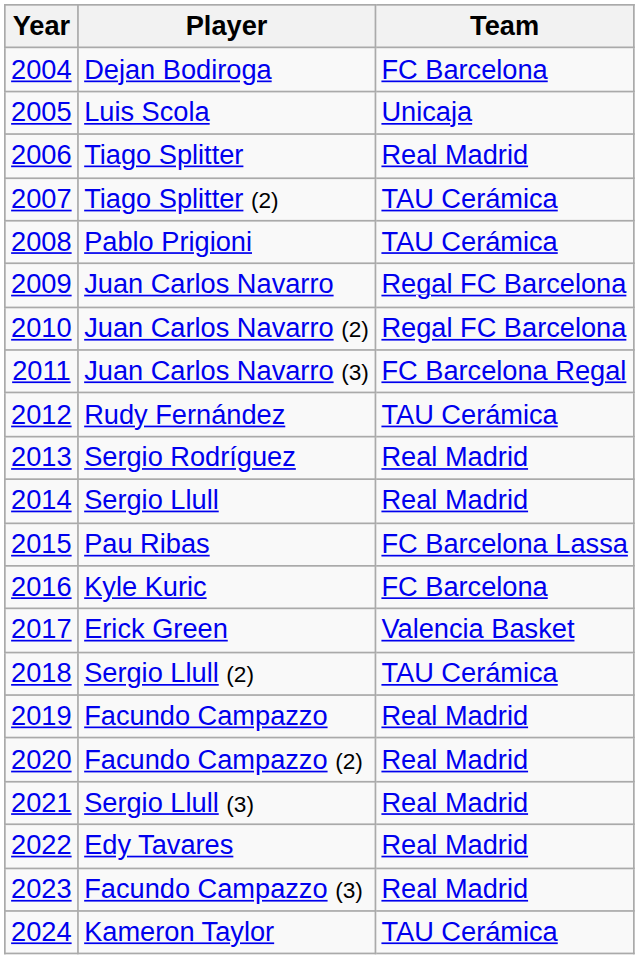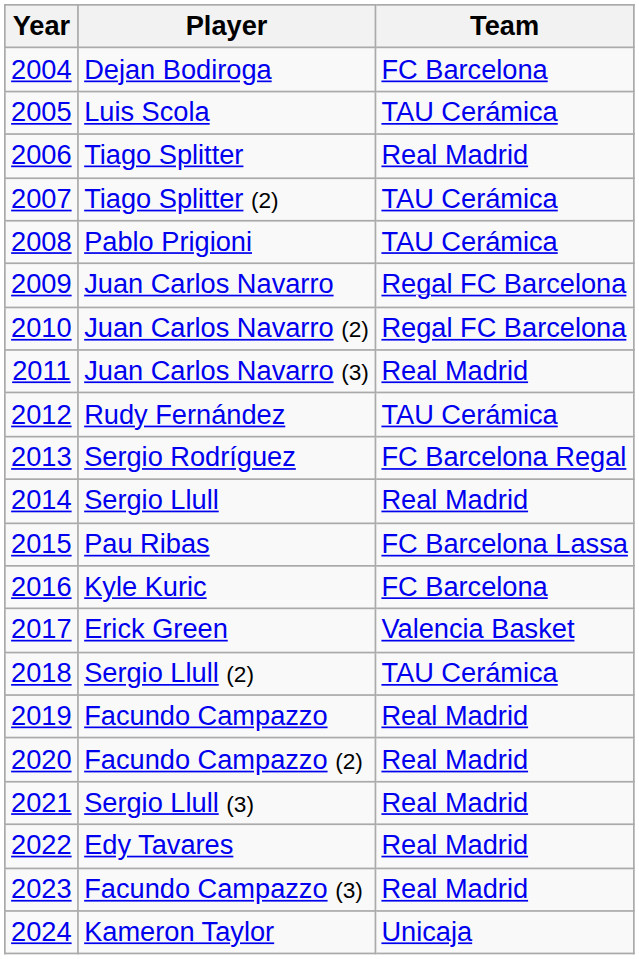(427, 112) Unicaja -> (470, 112) TAU Cerámica
(504, 371) FC Barcelona Regal -> (455, 371) Real Madrid
(455, 457) Real Madrid -> (504, 457) FC Barcelona Regal
(470, 931) TAU Cerámica -> (427, 931) Unicaja
